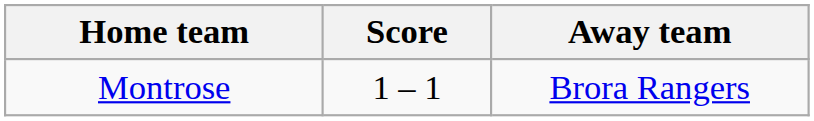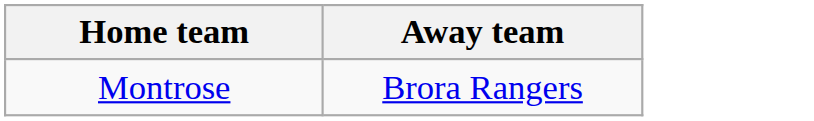- column: (407, 31)
